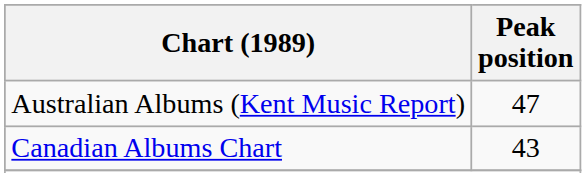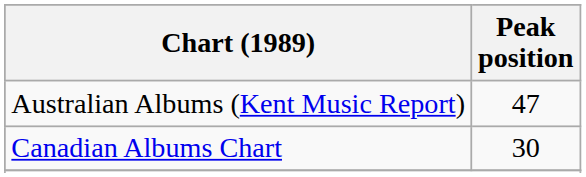(526, 147) 43 -> (526, 147) 30
